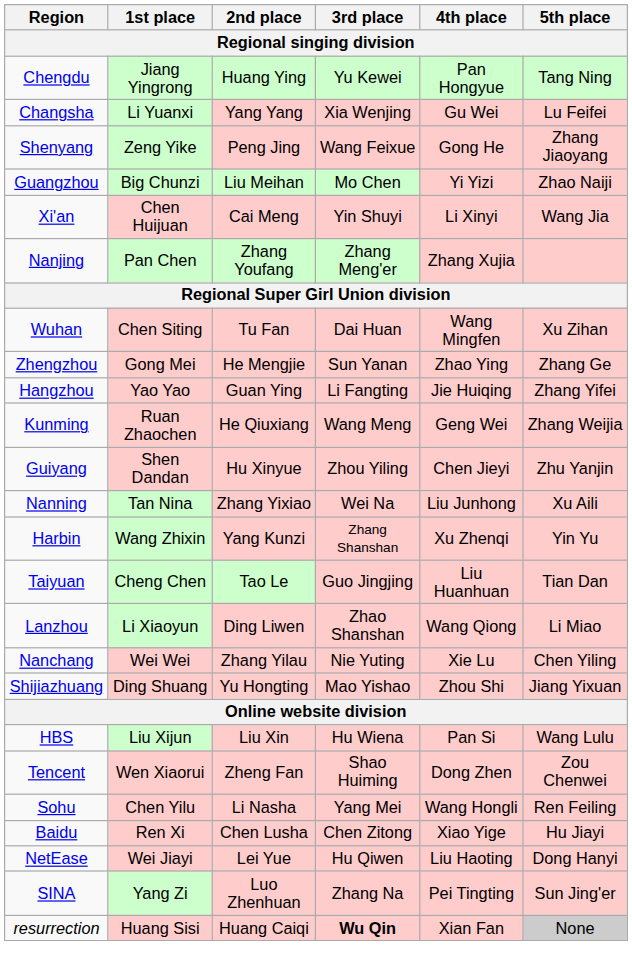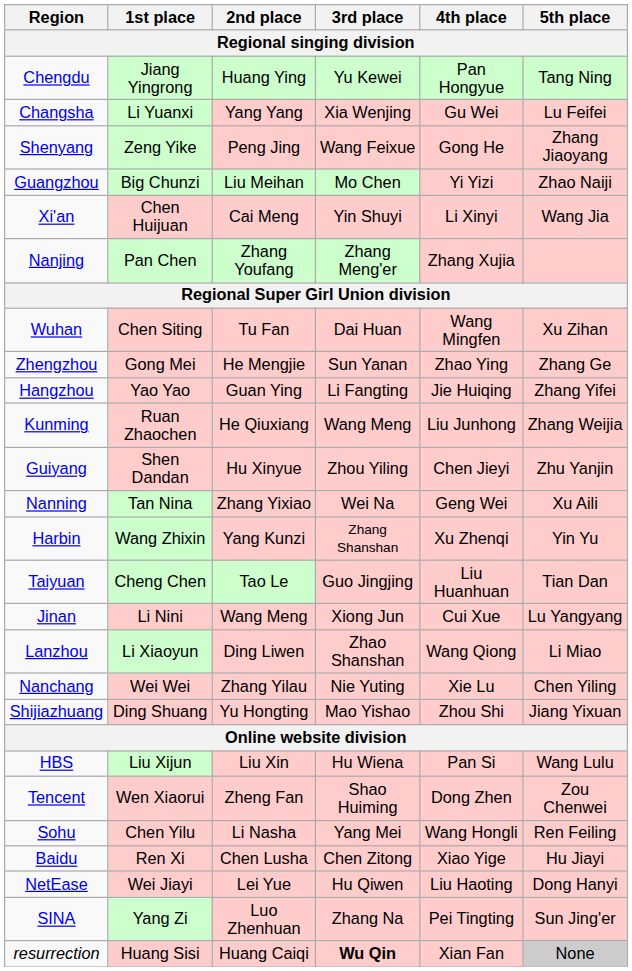(471, 425) Geng Wei -> (471, 425) Liu Junhong
(471, 503) Liu Junhong -> (471, 503) Geng Wei
+ row: (56, 616)
